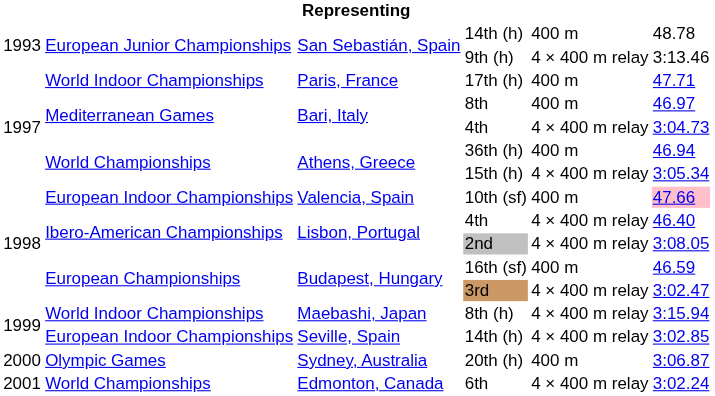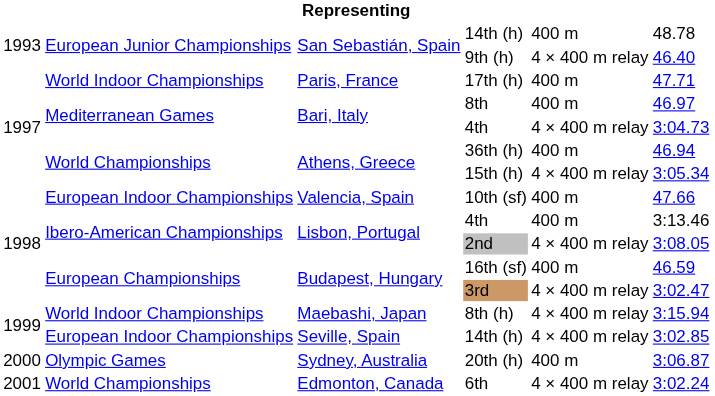(681, 57) 3:13.46 -> (674, 57) 46.40
(674, 197) pink background -> (674, 197) no background
(590, 220) 4 × 400 m relay -> (555, 220) 400 m
(674, 220) 46.40 -> (681, 220) 3:13.46
